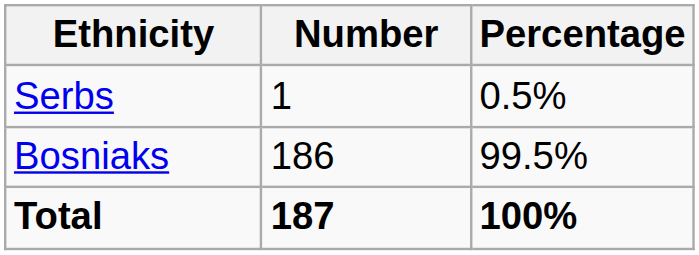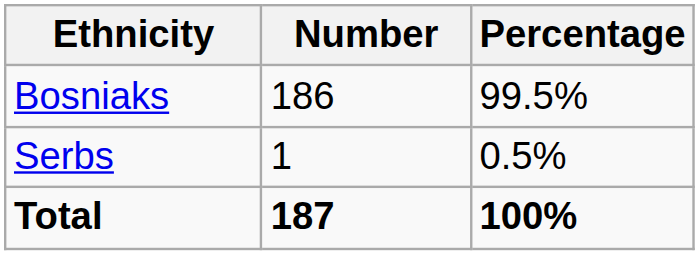rows swapped: (92, 156) <-> (64, 95)
